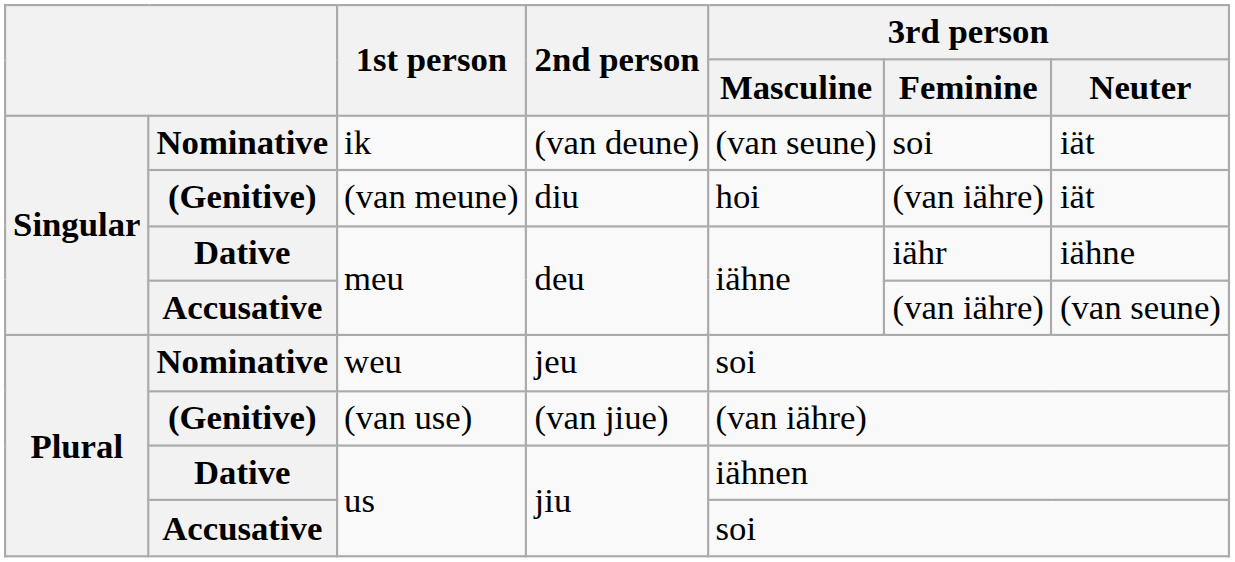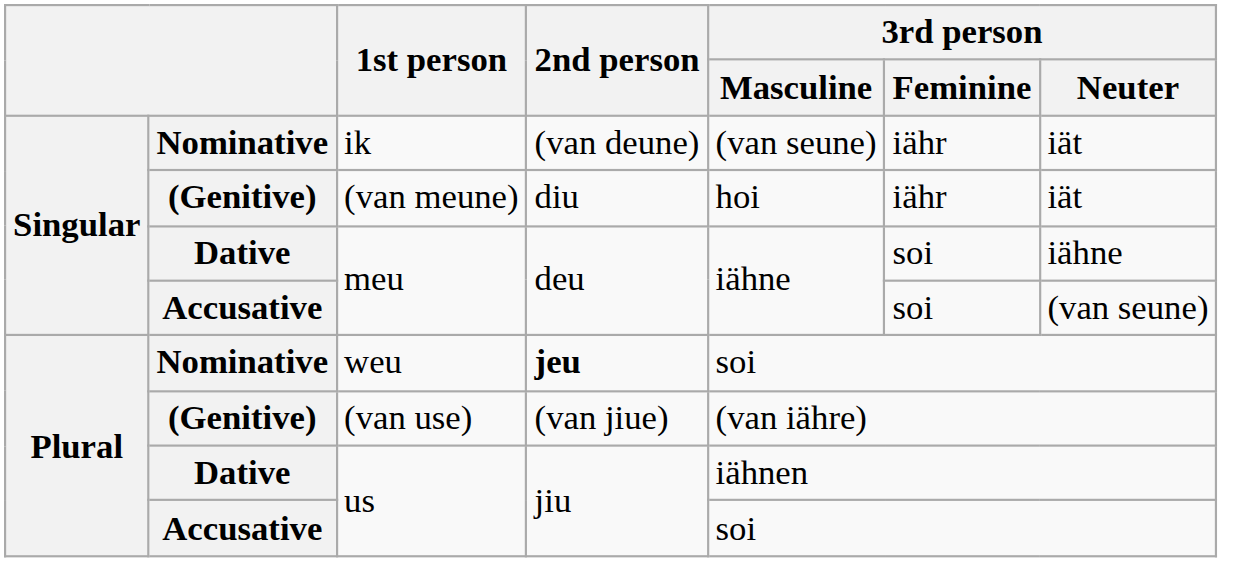(913, 142) soi -> (920, 142) iähr
(968, 197) (van iähre) -> (920, 197) iähr
(920, 252) iähr -> (913, 252) soi
(968, 307) (van iähre) -> (913, 307) soi
(556, 362) normal -> (558, 362) bold
